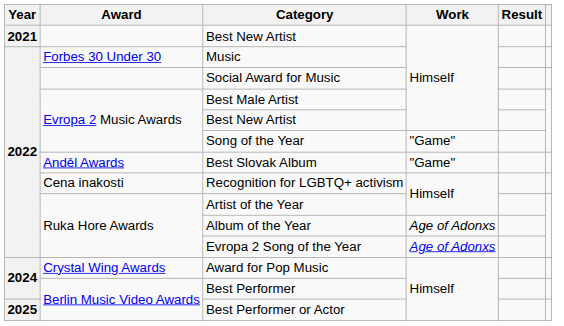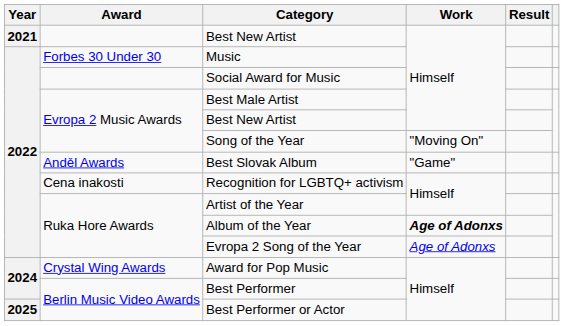(432, 141) "Game" -> (446, 141) "Moving On"
(453, 225) normal -> (456, 225) bold
